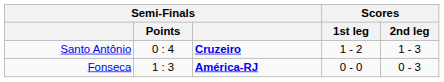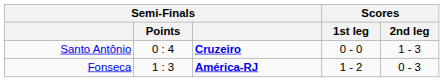(351, 49) 1 - 2 -> (351, 49) 0 - 0
(351, 67) 0 - 0 -> (351, 67) 1 - 2
